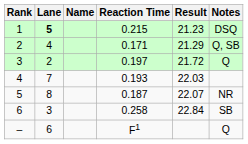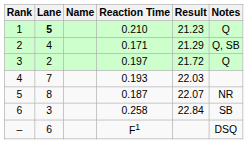(135, 29) 0.215 -> (135, 29) 0.210
(226, 29) DSQ -> (226, 29) Q
(226, 129) Q -> (226, 129) DSQ
